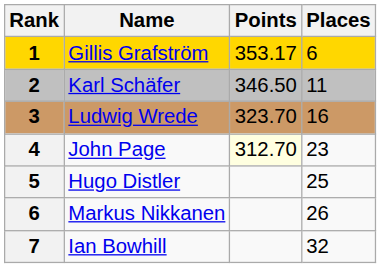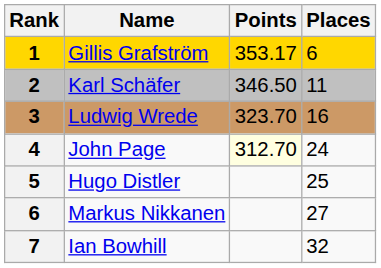(318, 149) 23 -> (318, 149) 24
(318, 213) 26 -> (318, 213) 27
